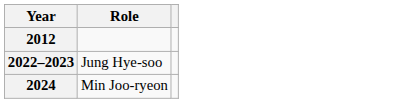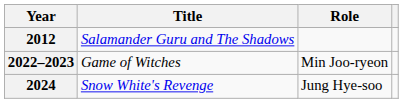+ column: (188, 16)
(122, 62) Jung Hye-soo -> (345, 62) Min Joo-ryeon
(124, 86) Min Joo-ryeon -> (342, 86) Jung Hye-soo
